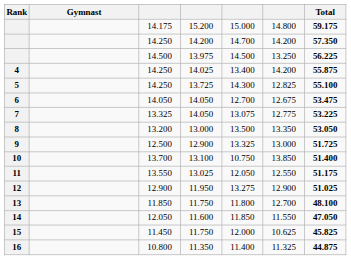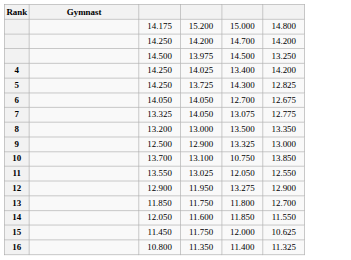- column: (325, 12)
